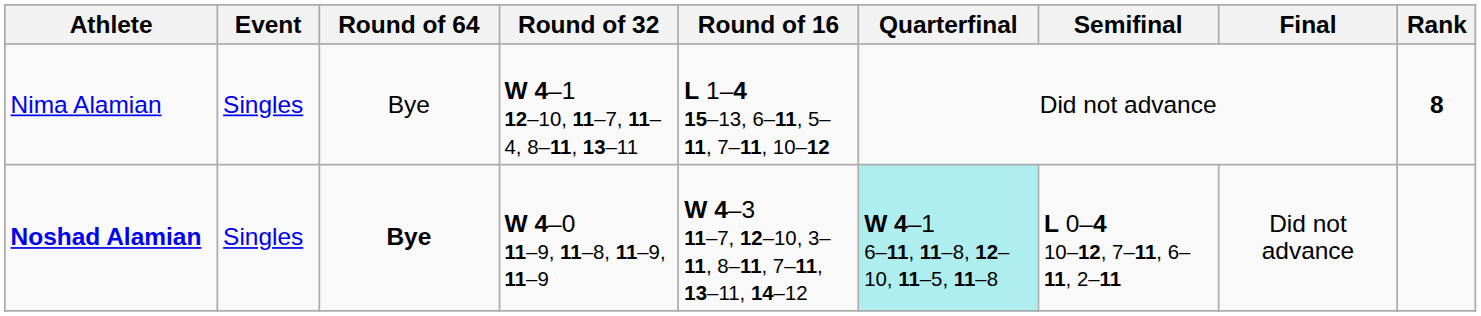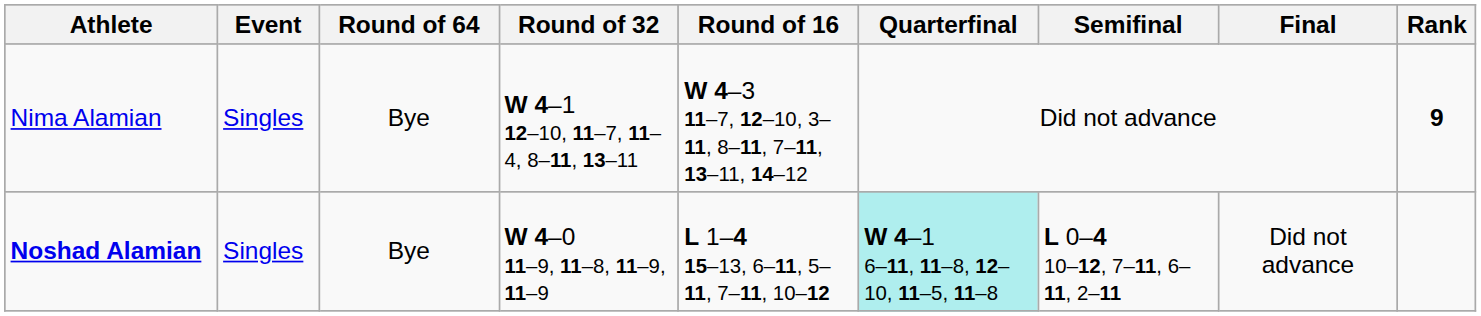(758, 118) L 1–4 15–13, 6–11, 5–11, 7–11, 10–12 -> (758, 131) W 4–3 11–7, 12–10, 3–11, 8–11, 7–11, 13–11, 14–12
(1437, 104) 8 -> (1437, 118) 9
(409, 238) bold -> (409, 252) normal
(758, 252) W 4–3 11–7, 12–10, 3–11, 8–11, 7–11, 13–11, 14–12 -> (758, 265) L 1–4 15–13, 6–11, 5–11, 7–11, 10–12
